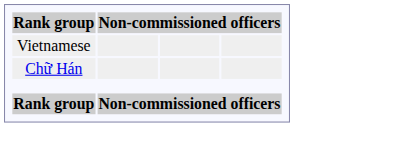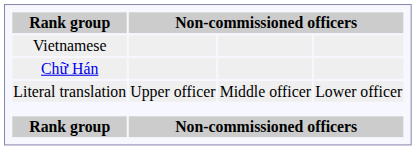+ row: (70, 91)
